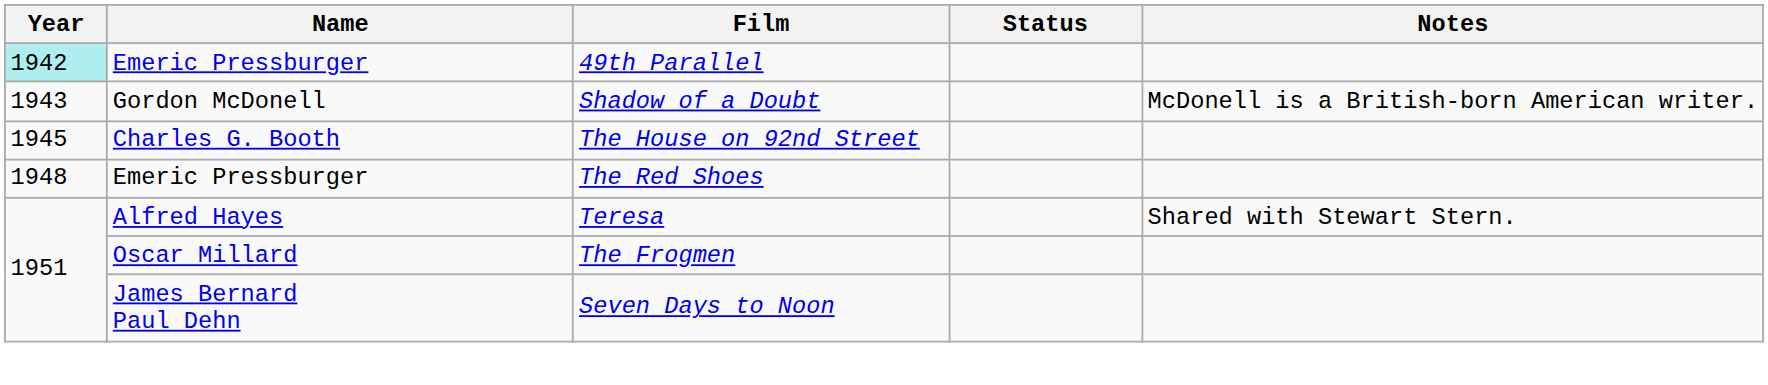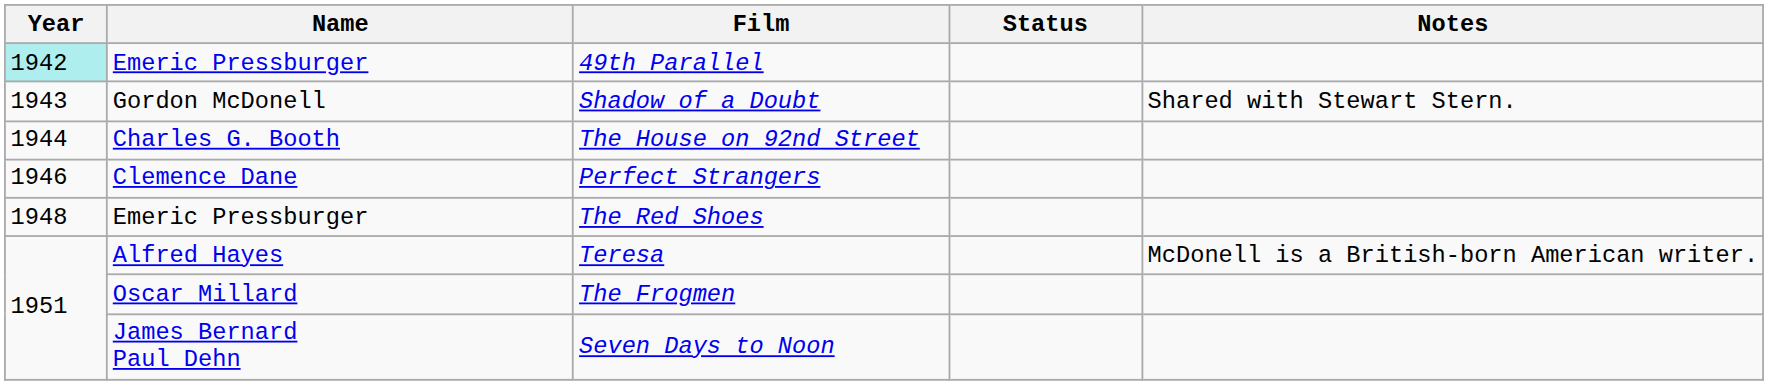(1453, 101) McDonell is a British-born American writer. -> (1332, 101) Shared with Stewart Stern.
(39, 140) 1945 -> (39, 140) 1944
+ row: (700, 178)
(1332, 217) Shared with Stewart Stern. -> (1453, 256) McDonell is a British-born American writer.
